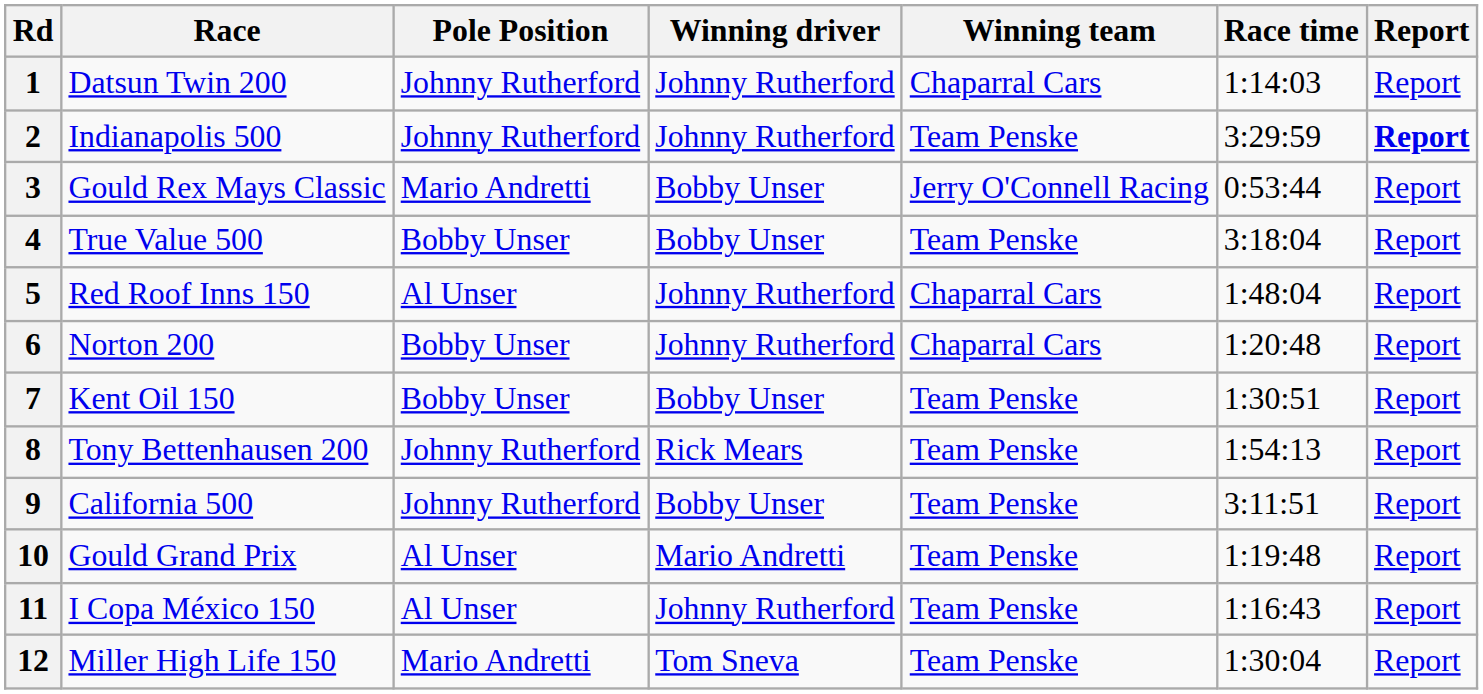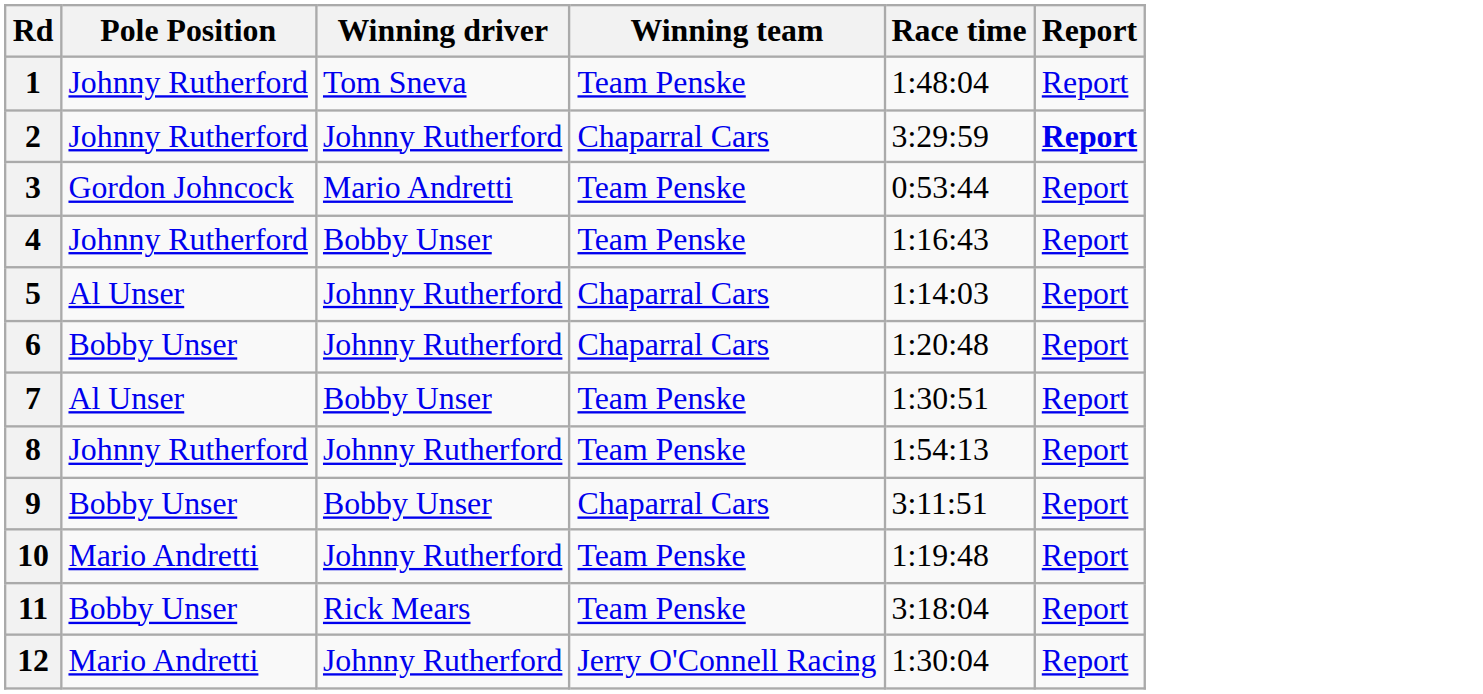- column: (227, 30)
(775, 82) Johnny Rutherford -> (395, 82) Tom Sneva
(1006, 82) Chaparral Cars -> (662, 82) Team Penske
(1272, 82) 1:14:03 -> (940, 82) 1:48:04
(994, 135) Team Penske -> (673, 135) Chaparral Cars
(496, 187) Mario Andretti -> (181, 187) Gordon Johncock
(740, 187) Bobby Unser -> (418, 187) Mario Andretti
(1059, 187) Jerry O'Connell Racing -> (662, 187) Team Penske
(485, 240) Bobby Unser -> (188, 240) Johnny Rutherford
(1272, 240) 3:18:04 -> (940, 240) 1:16:43
(1272, 292) 1:48:04 -> (940, 292) 1:14:03
(485, 397) Bobby Unser -> (126, 397) Al Unser
(729, 450) Rick Mears -> (443, 450) Johnny Rutherford
(520, 502) Johnny Rutherford -> (153, 502) Bobby Unser
(994, 502) Team Penske -> (673, 502) Chaparral Cars
(459, 555) Al Unser -> (163, 555) Mario Andretti
(750, 555) Mario Andretti -> (443, 555) Johnny Rutherford
(459, 607) Al Unser -> (153, 607) Bobby Unser
(775, 607) Johnny Rutherford -> (397, 607) Rick Mears
(1272, 607) 1:16:43 -> (940, 607) 3:18:04
(727, 660) Tom Sneva -> (443, 660) Johnny Rutherford
(994, 660) Team Penske -> (727, 660) Jerry O'Connell Racing
